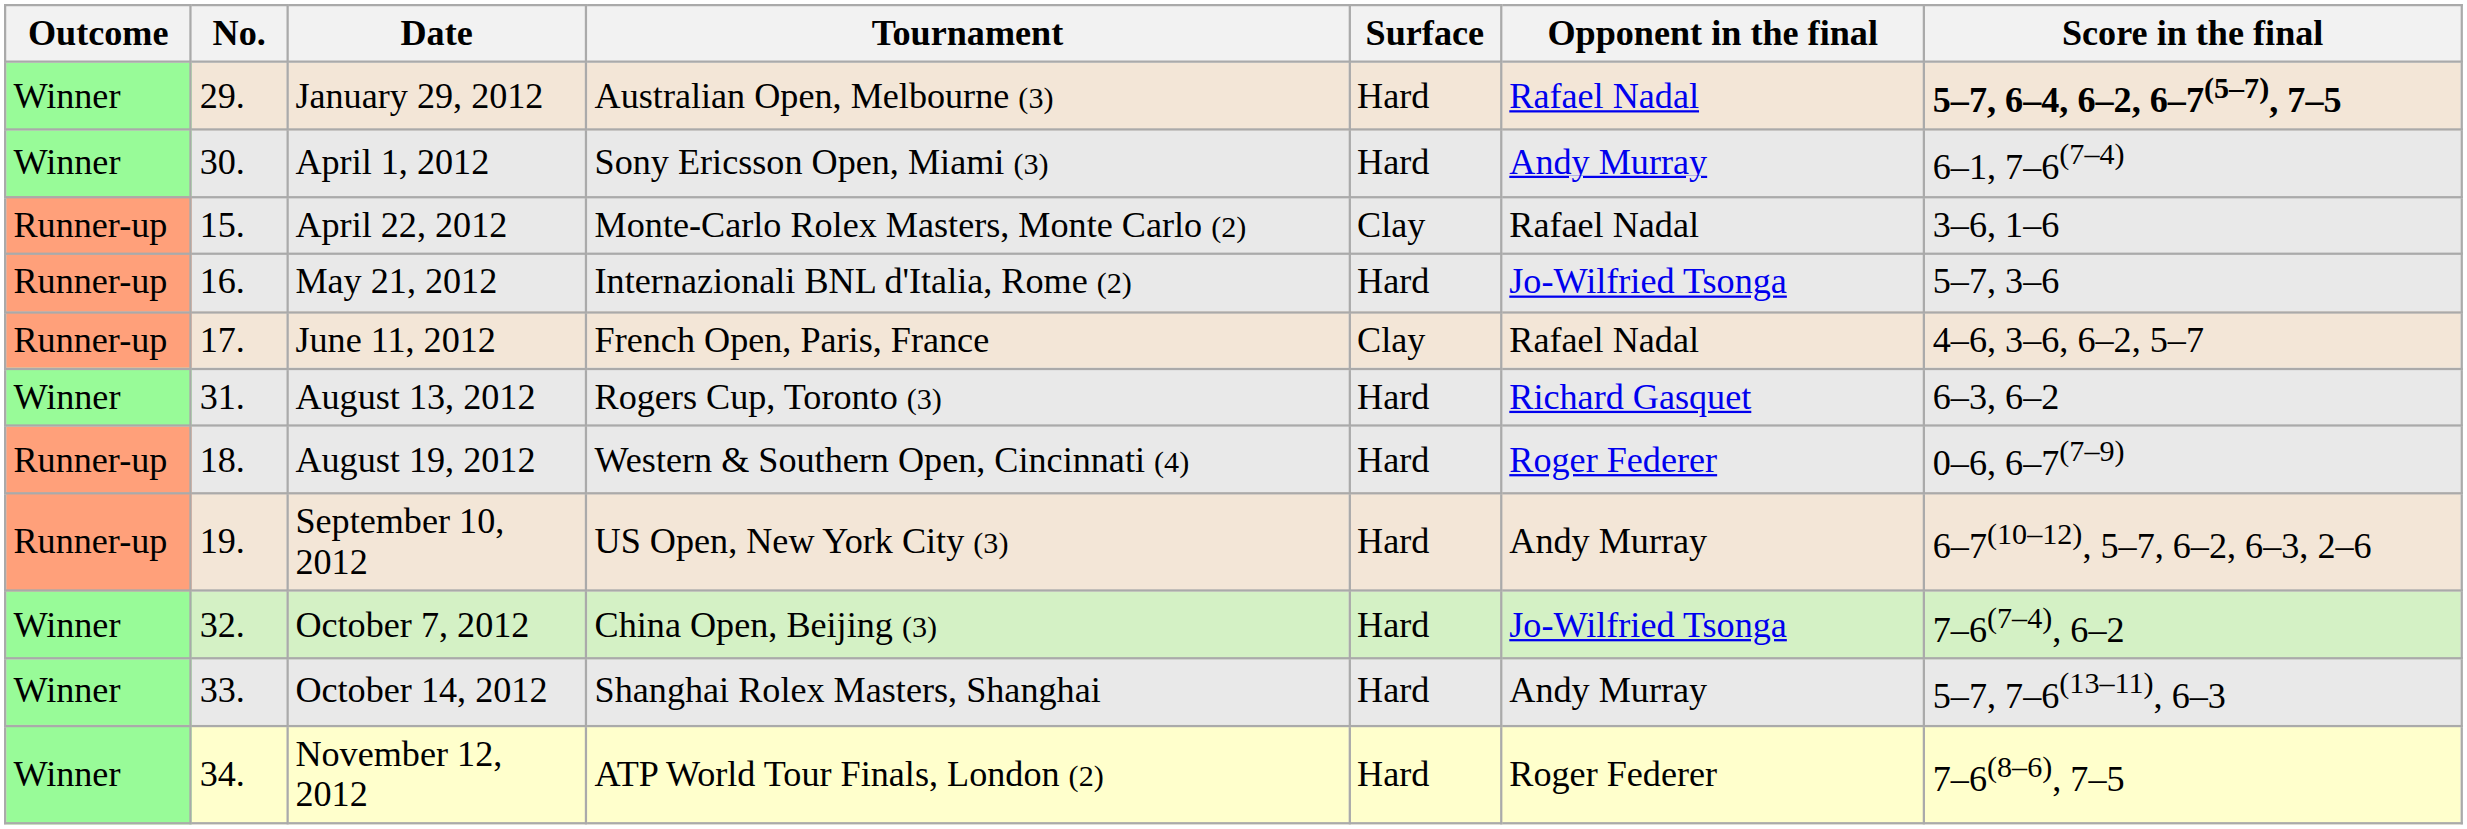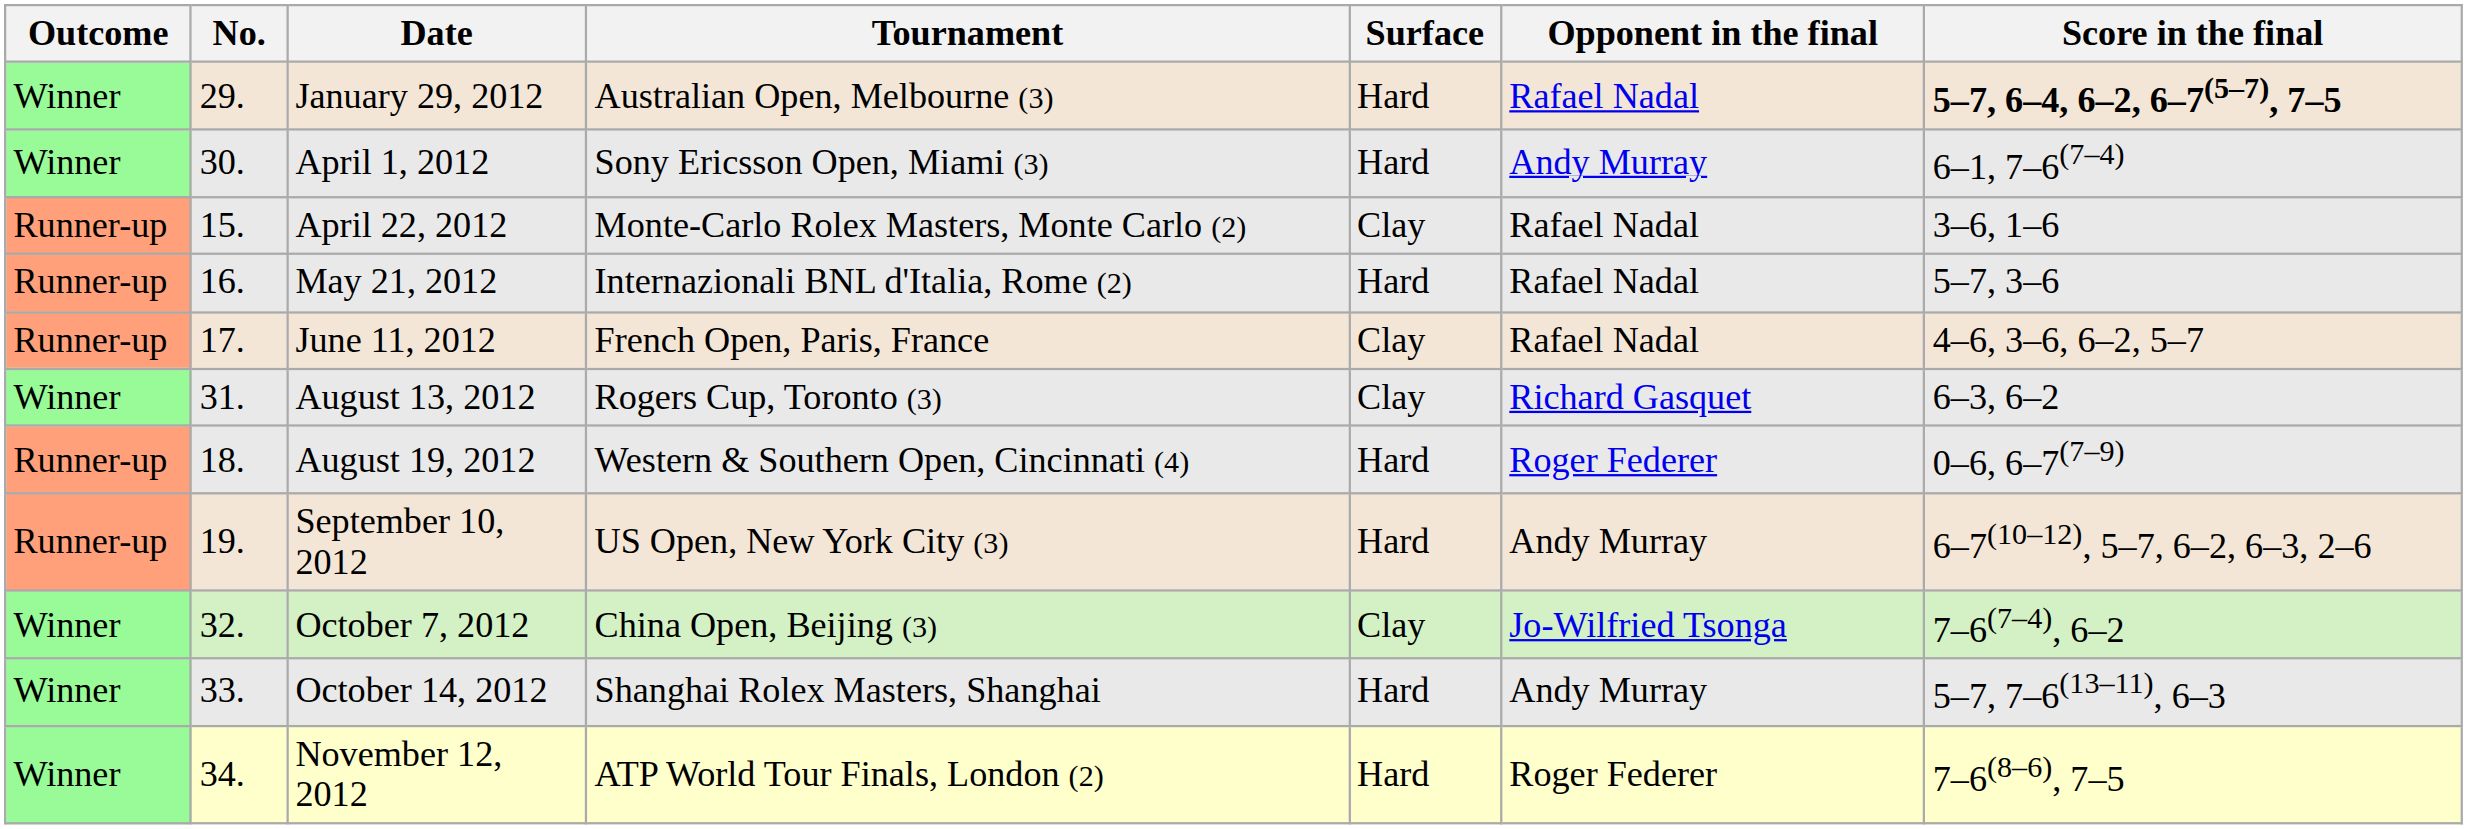(1648, 282) Jo-Wilfried Tsonga -> (1604, 282) Rafael Nadal
(1393, 396) Hard -> (1391, 396) Clay
(1393, 624) Hard -> (1391, 624) Clay
